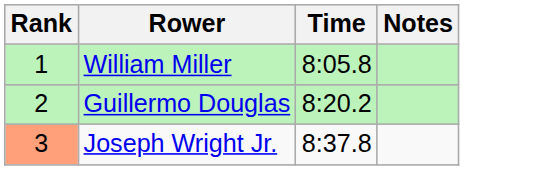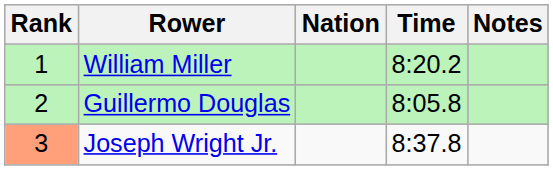+ column: (341, 24)
(337, 64) 8:05.8 -> (426, 64) 8:20.2
(337, 104) 8:20.2 -> (426, 104) 8:05.8
